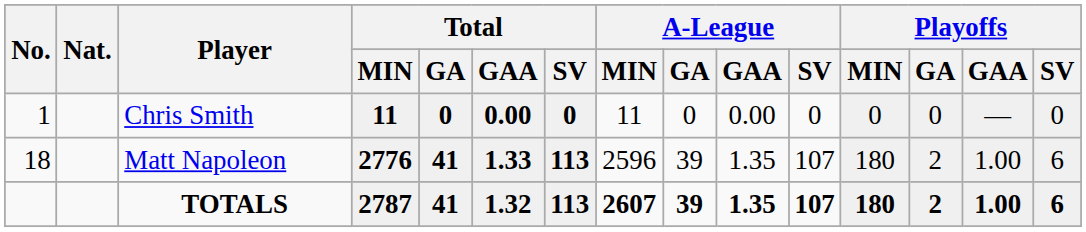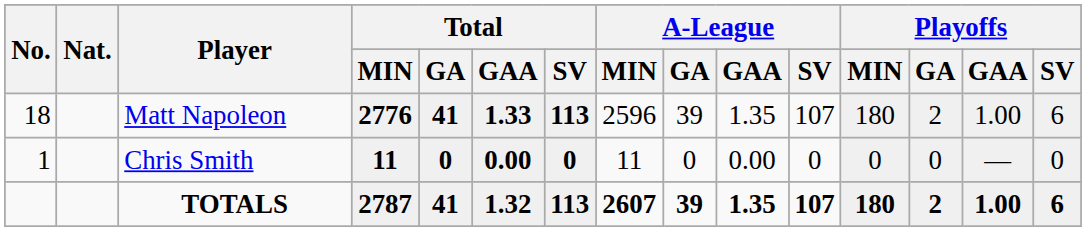rows swapped: (189, 115) <-> (205, 159)
